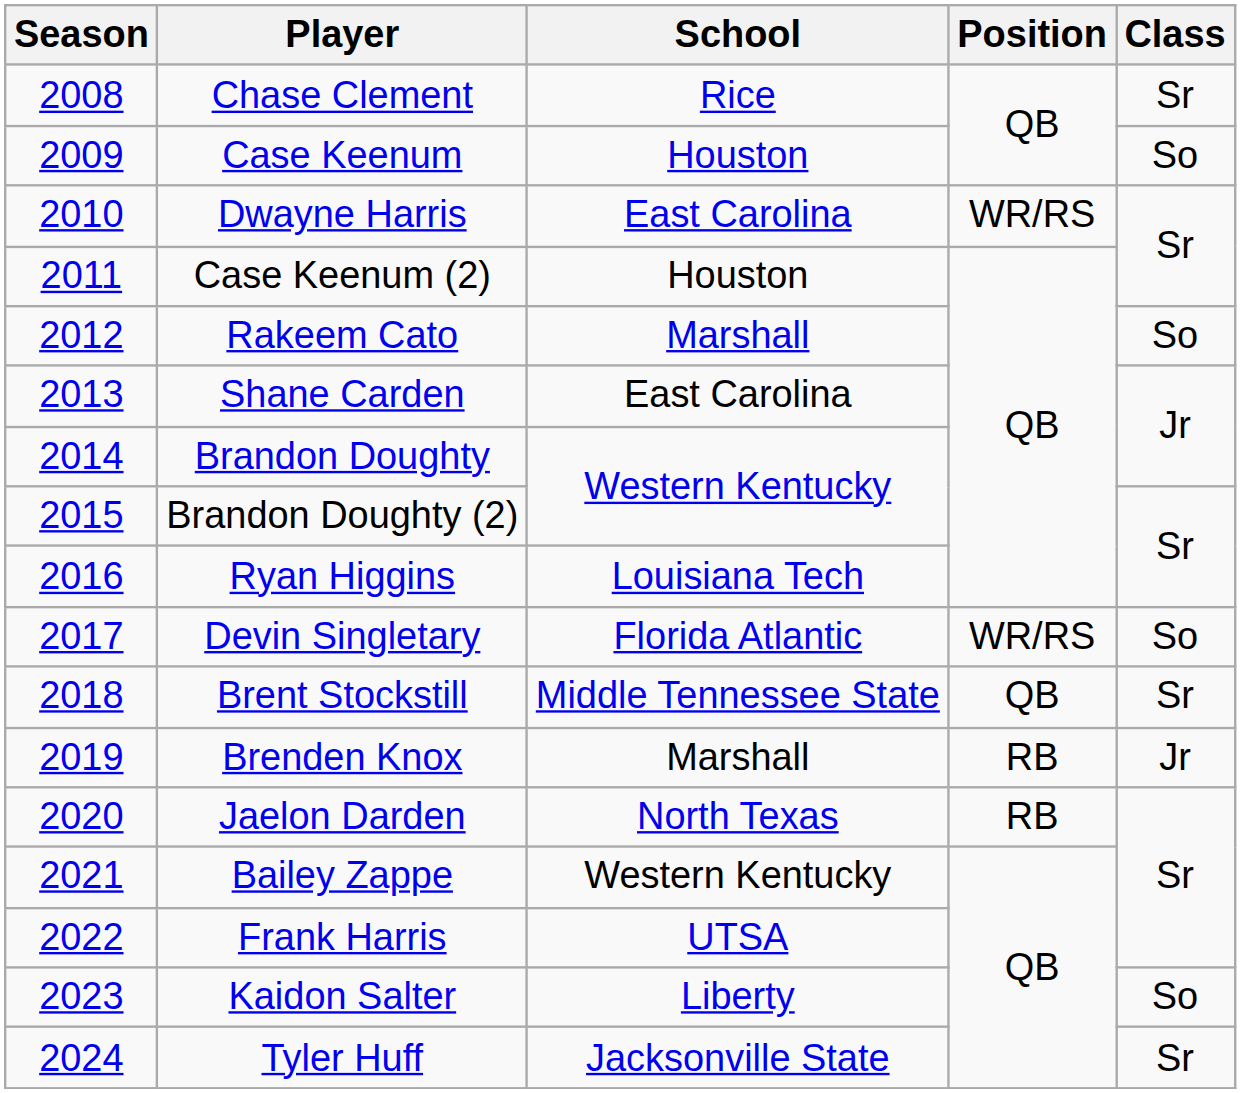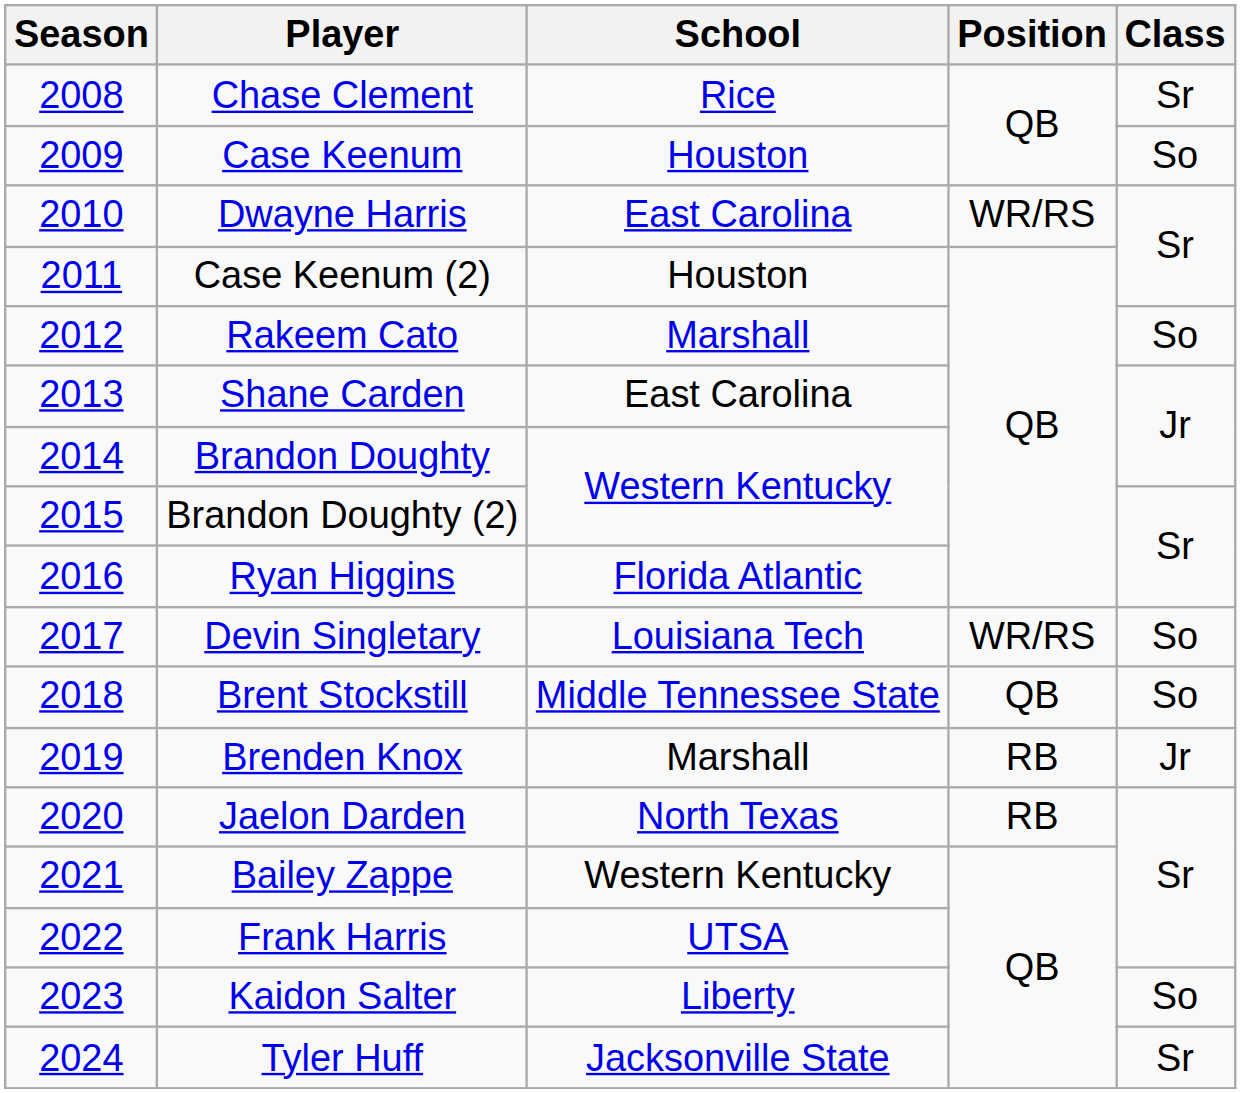(738, 575) Louisiana Tech -> (738, 575) Florida Atlantic
(738, 635) Florida Atlantic -> (738, 635) Louisiana Tech
(1175, 696) Sr -> (1175, 696) So
